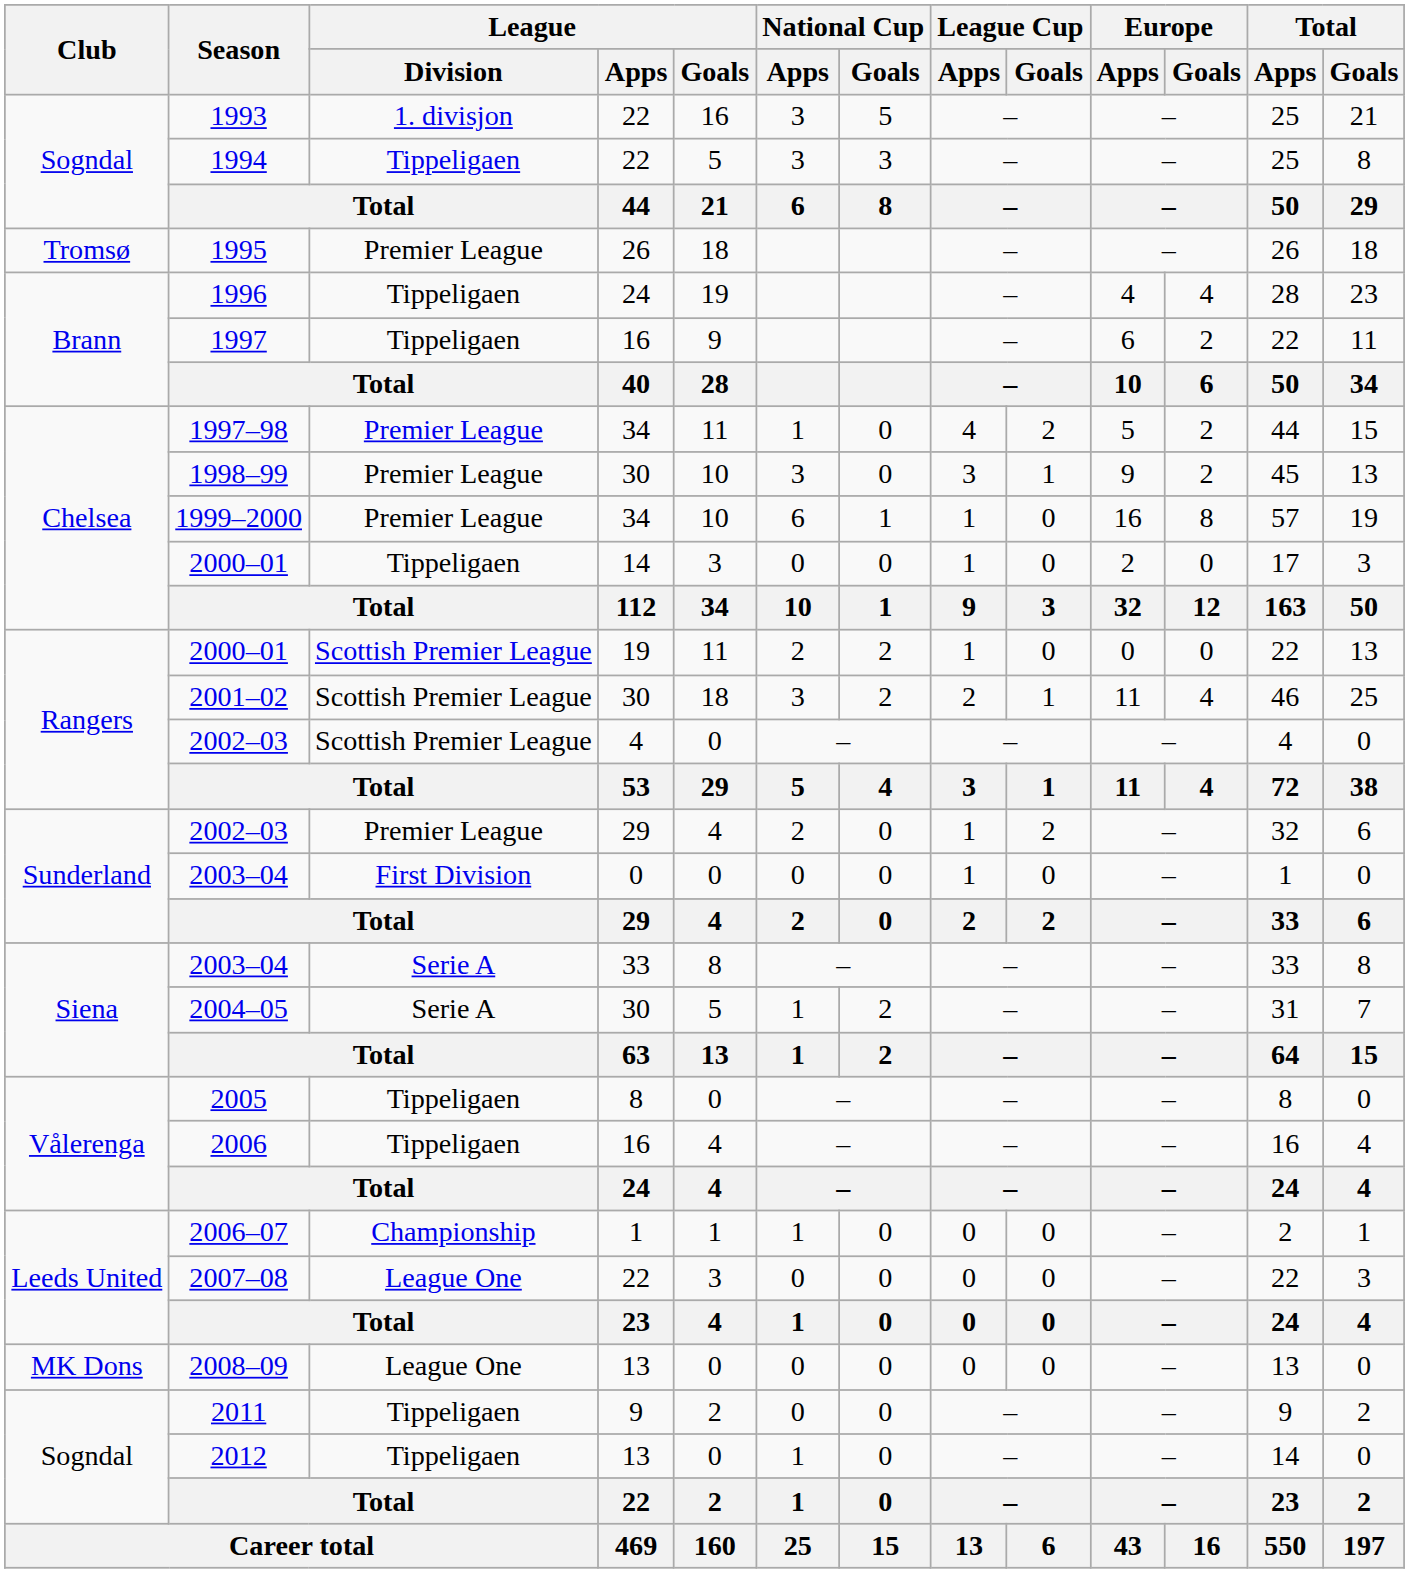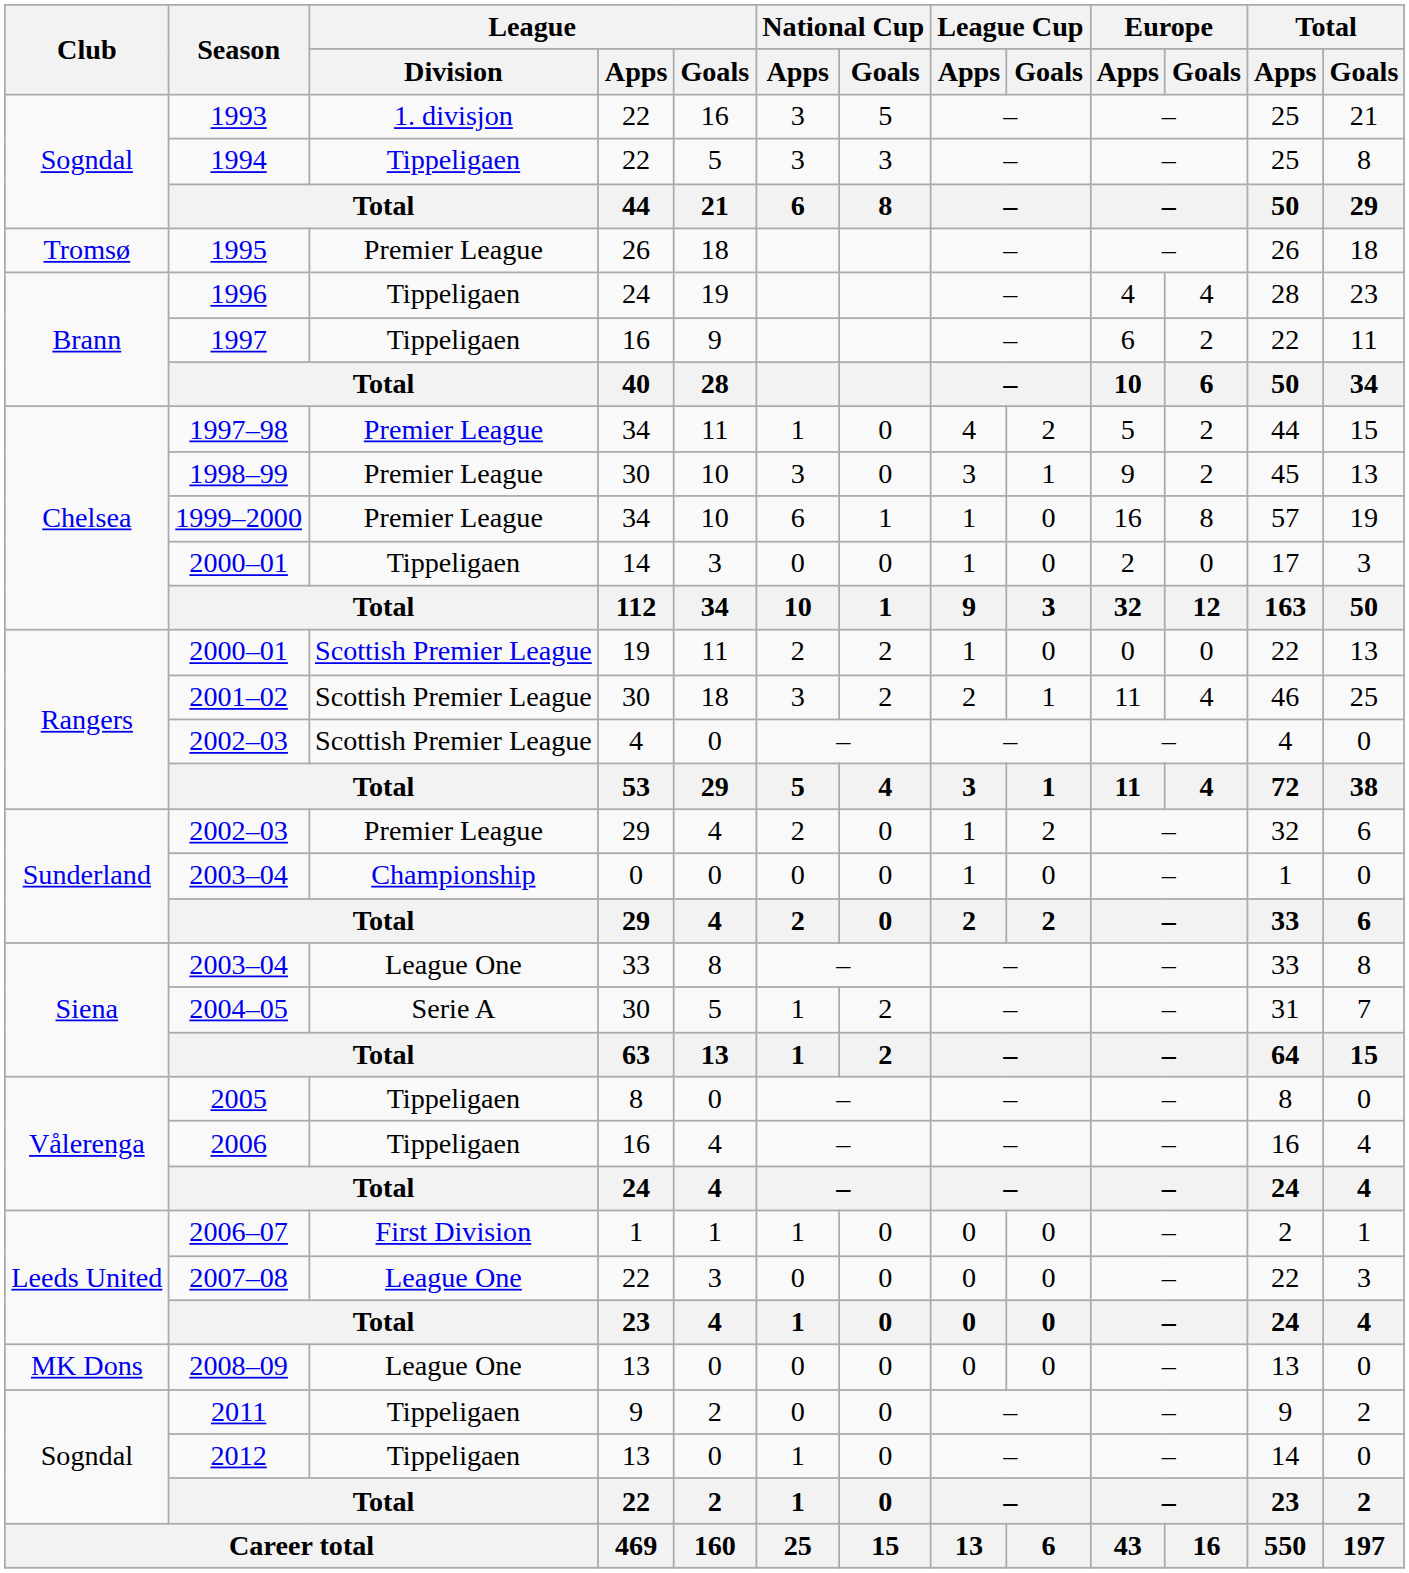(453, 875) First Division -> (453, 875) Championship
(453, 964) Serie A -> (453, 964) League One
(453, 1232) Championship -> (453, 1232) First Division
